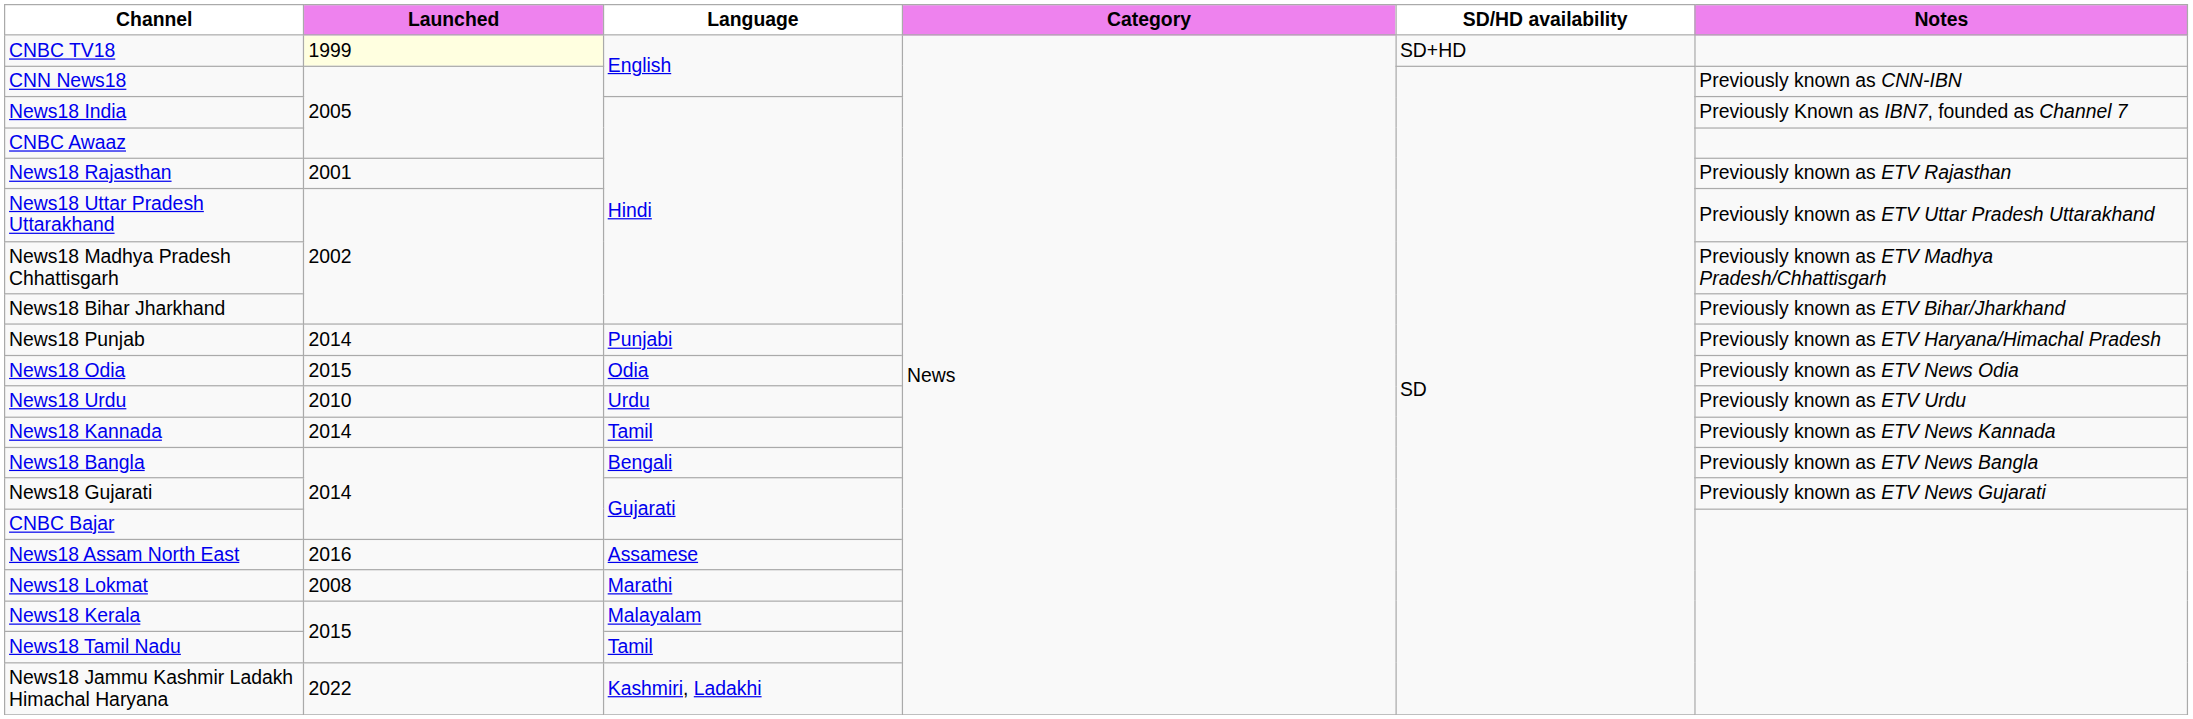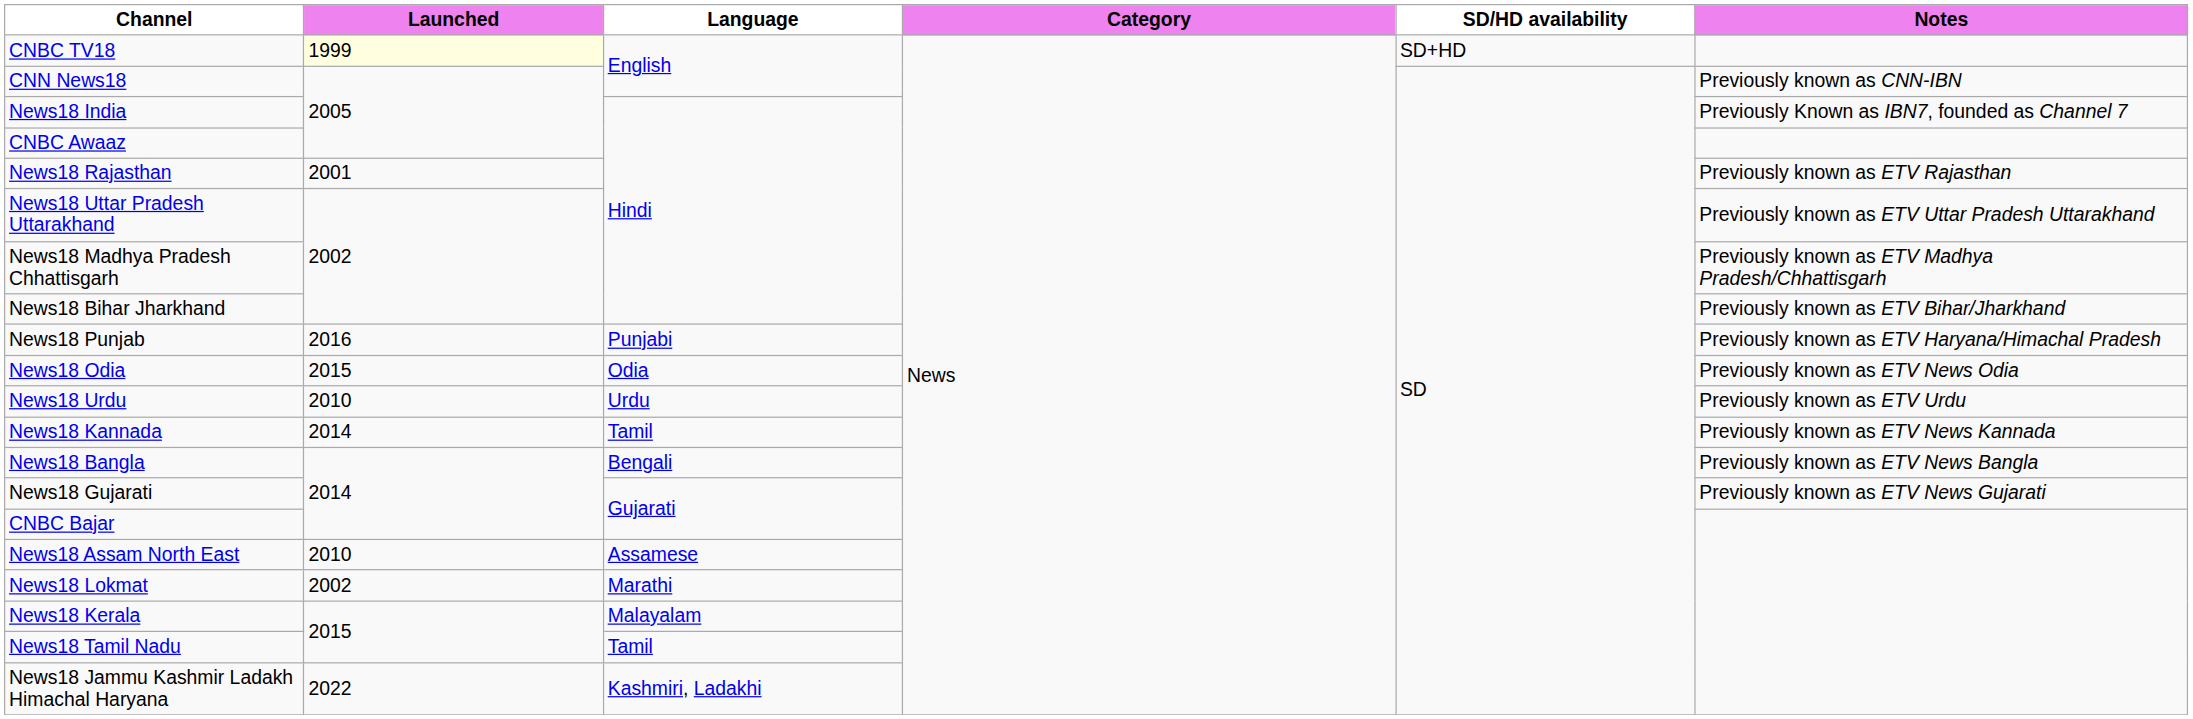(330, 339) 2014 -> (330, 339) 2016
(330, 554) 2016 -> (330, 554) 2010
(330, 585) 2008 -> (330, 585) 2002
